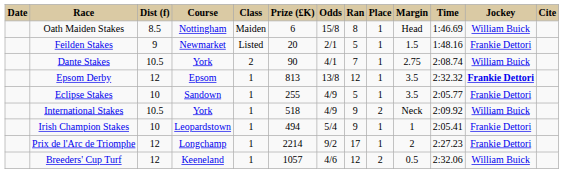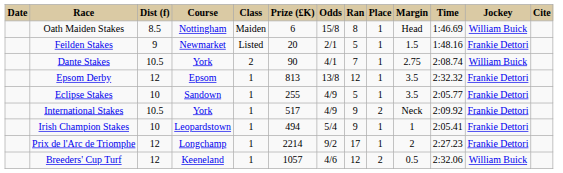(501, 78) bold -> (498, 78) normal
(293, 111) 518 -> (293, 111) 517
(501, 111) William Buick -> (498, 111) Frankie Dettori
